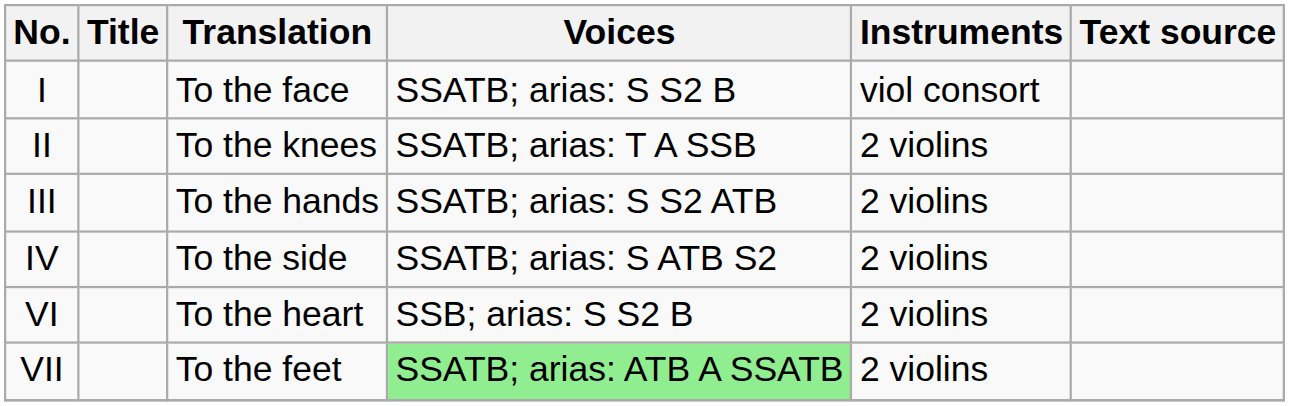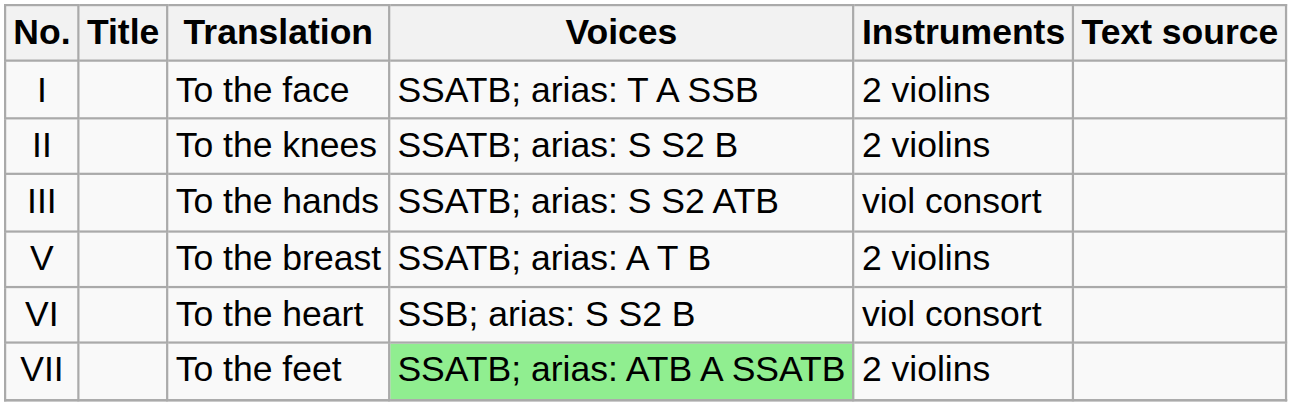(566, 88) SSATB; arias: S S2 B -> (578, 88) SSATB; arias: T A SSB
(950, 88) viol consort -> (926, 88) 2 violins
(576, 145) SSATB; arias: T A SSB -> (568, 145) SSATB; arias: S S2 B
(924, 201) 2 violins -> (952, 201) viol consort
- row: (42, 257)
+ row: (42, 257)
(924, 314) 2 violins -> (952, 314) viol consort
